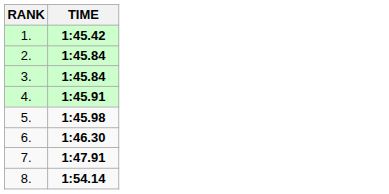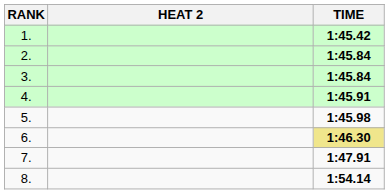+ column: (181, 15)
(83, 138) no background -> (349, 138) khaki background
